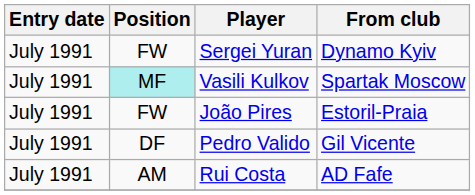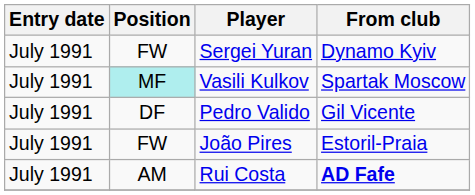rows swapped: (246, 112) <-> (255, 143)
(357, 174) normal -> (358, 174) bold
